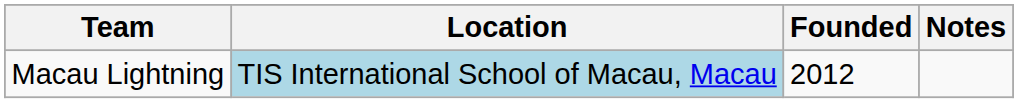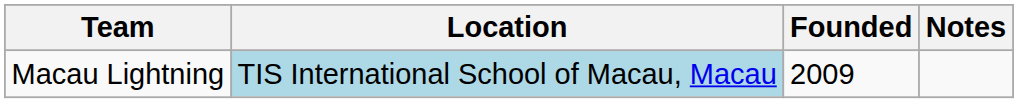(822, 73) 2012 -> (822, 73) 2009
